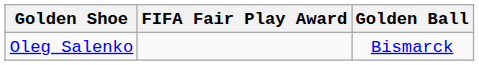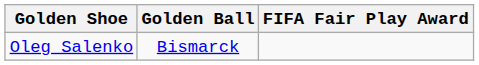columns swapped: (412, 19) <-> (244, 19)
